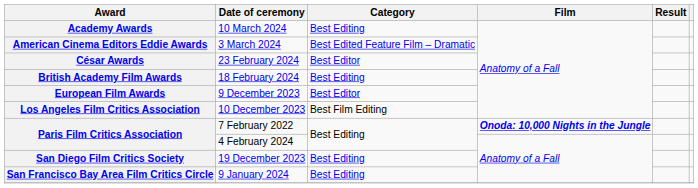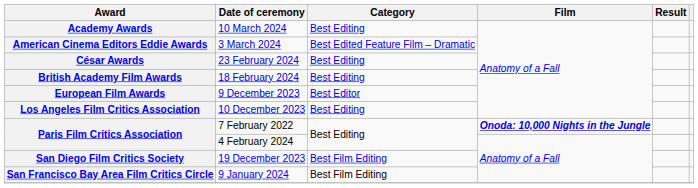(335, 61) Best Editor -> (337, 61) Best Editing
(348, 110) Best Film Editing -> (337, 110) Best Editing
(337, 158) Best Editing -> (348, 158) Best Film Editing
(337, 175) Best Editing -> (348, 175) Best Film Editing
